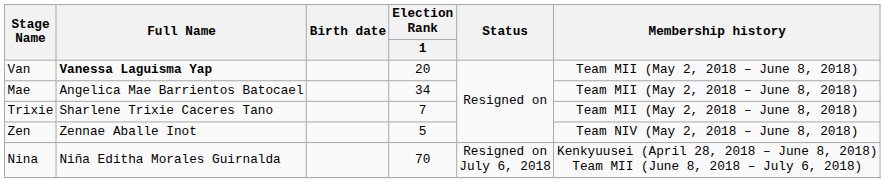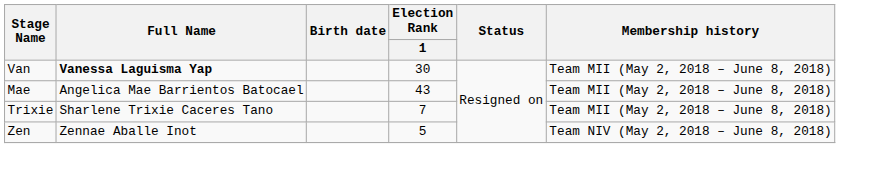(423, 71) 20 -> (423, 71) 30
(423, 91) 34 -> (423, 91) 43
- row: (23, 160)
